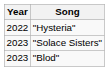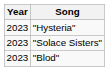(17, 27) 2022 -> (17, 27) 2023
